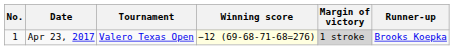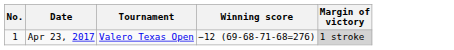- column: (411, 17)
(257, 38) lightyellow background -> (257, 38) no background
